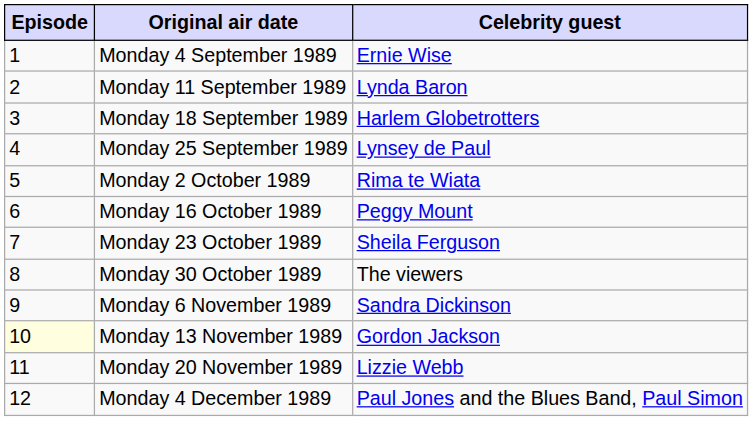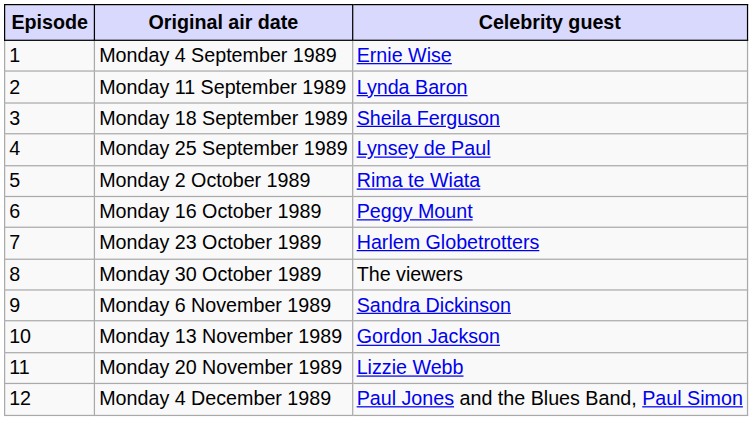(448, 118) Harlem Globetrotters -> (428, 118) Sheila Ferguson
(428, 243) Sheila Ferguson -> (448, 243) Harlem Globetrotters
(20, 336) lightyellow background -> (20, 336) no background
